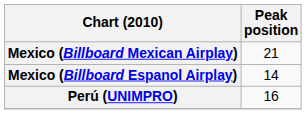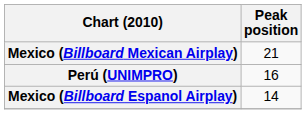rows swapped: (123, 75) <-> (123, 97)
